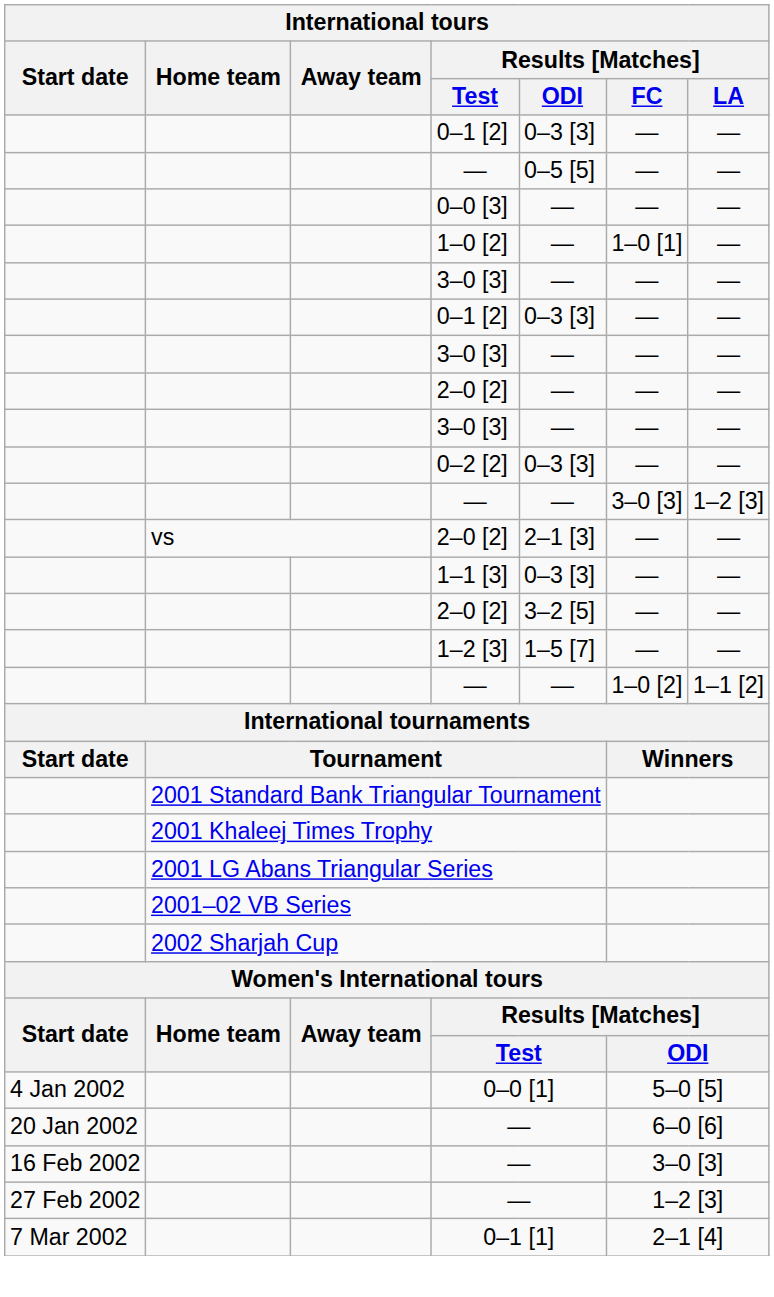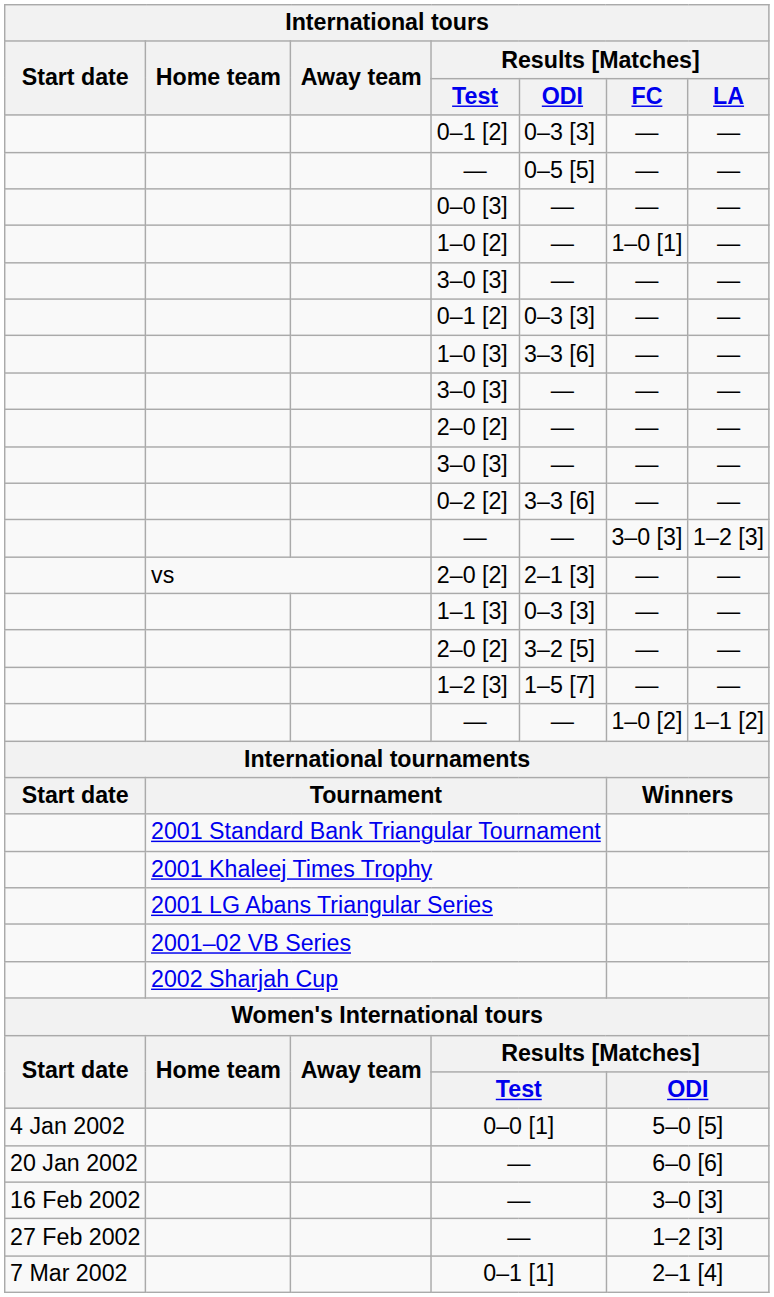+ row: (75, 354)
(560, 464) 0–3 [3] -> (560, 501) 3–3 [6]
